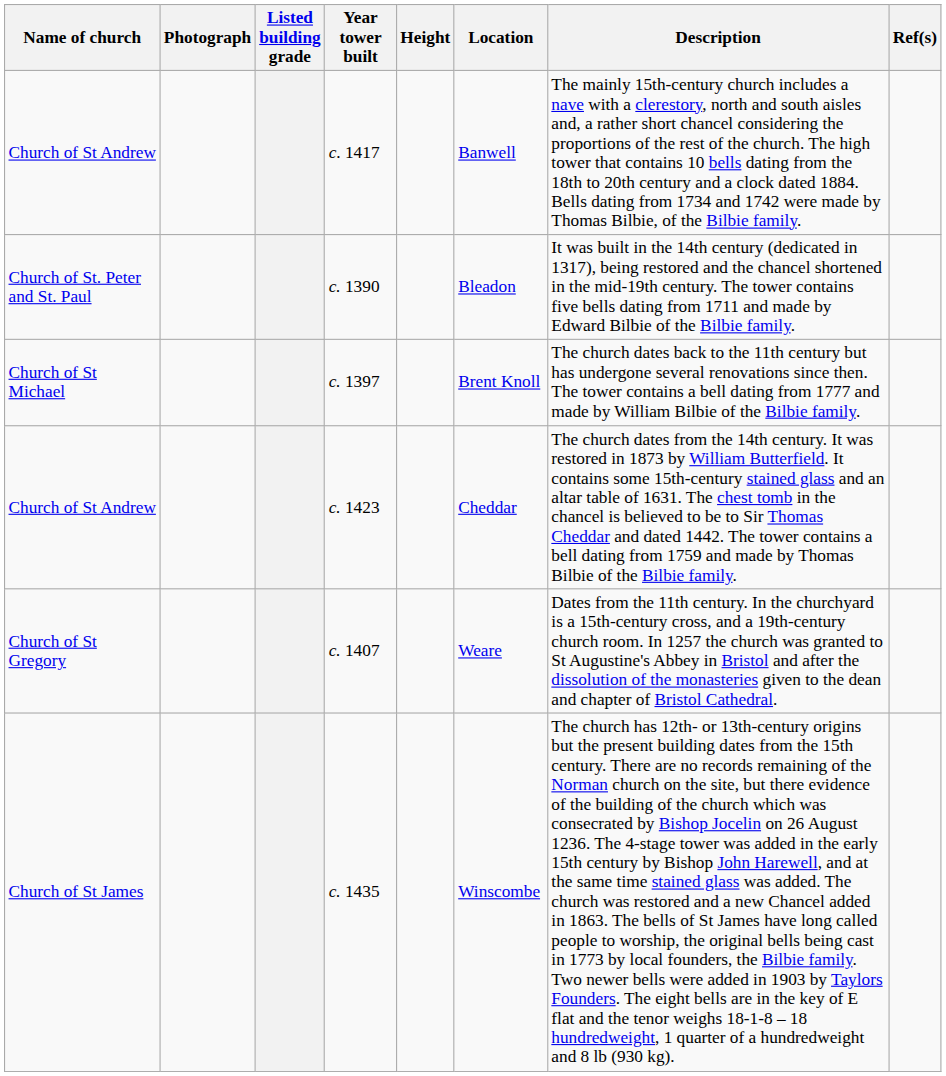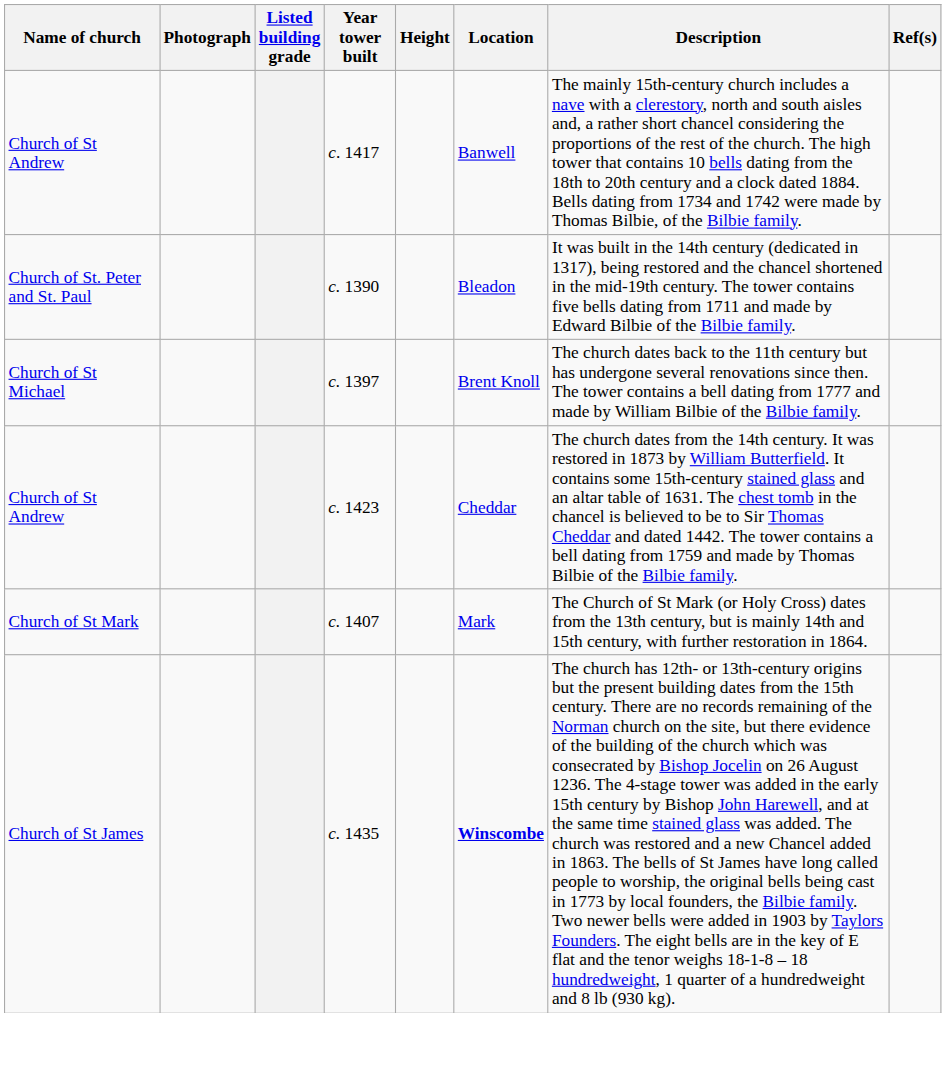+ row: (74, 621)
- row: (53, 650)
(499, 892) normal -> (501, 833) bold
